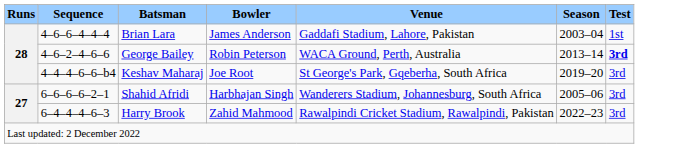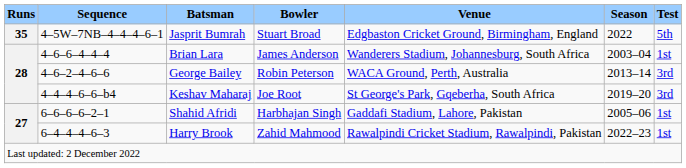+ row: (207, 34)
(387, 34) Gaddafi Stadium, Lahore, Pakistan -> (468, 53) Wanderers Stadium, Johannesburg, South Africa
(618, 53) bold -> (665, 73) normal
(420, 93) Wanderers Stadium, Johannesburg, South Africa -> (435, 113) Gaddafi Stadium, Lahore, Pakistan
(617, 93) 3rd -> (664, 113) 1st
(617, 113) 3rd -> (664, 133) 1st
